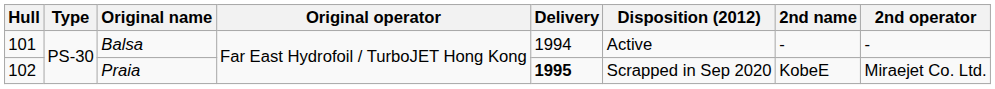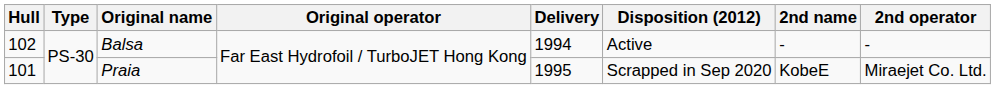(22, 44) 101 -> (22, 44) 102
(22, 70) 102 -> (22, 70) 101
(553, 70) bold -> (553, 70) normal
